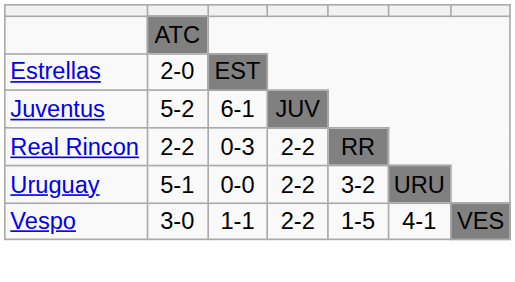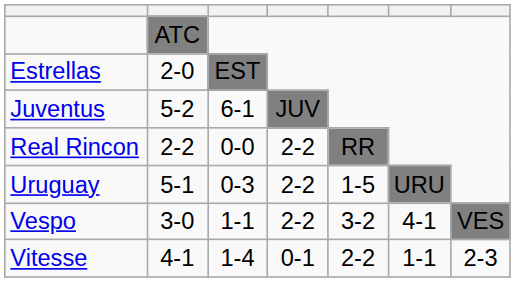(237, 147) 0-3 -> (237, 147) 0-0
(237, 184) 0-0 -> (237, 184) 0-3
(358, 184) 3-2 -> (358, 184) 1-5
(358, 221) 1-5 -> (358, 221) 3-2
+ row: (49, 259)
